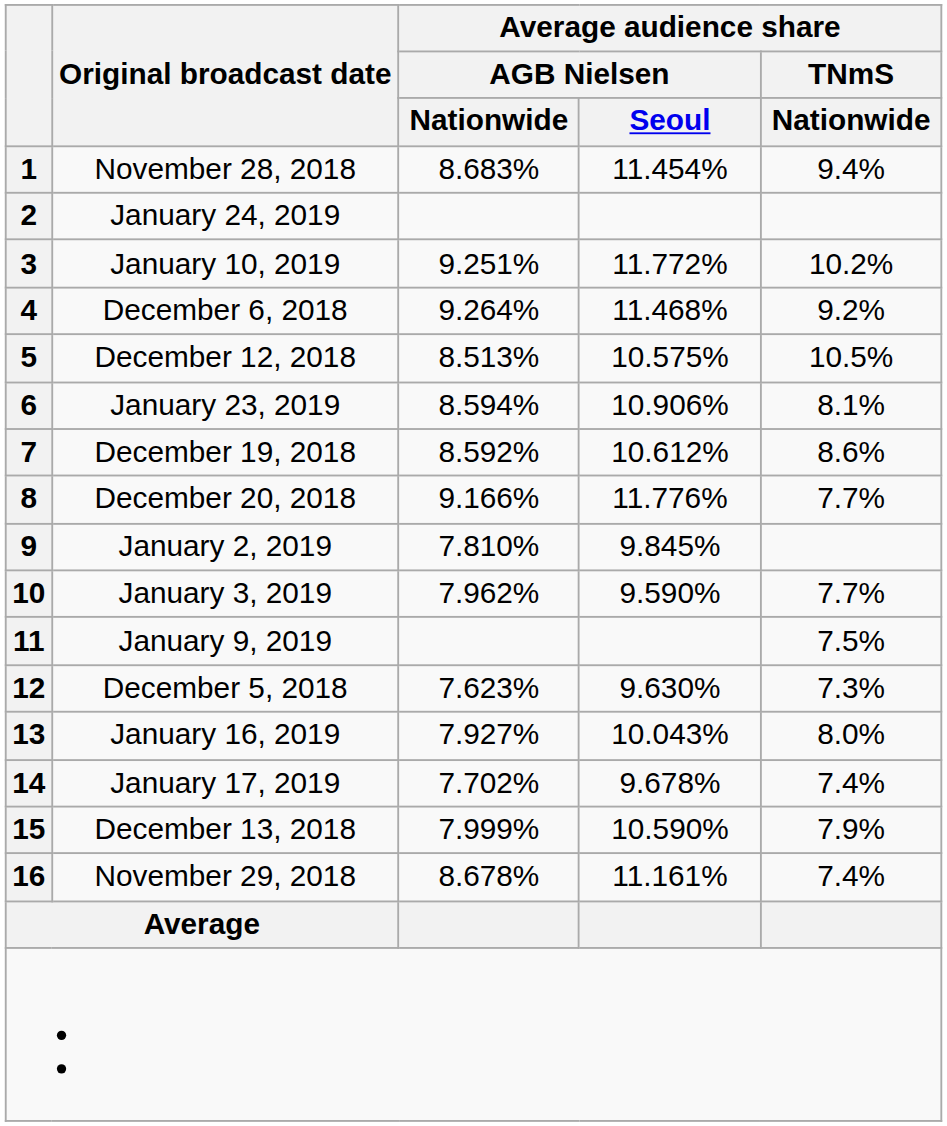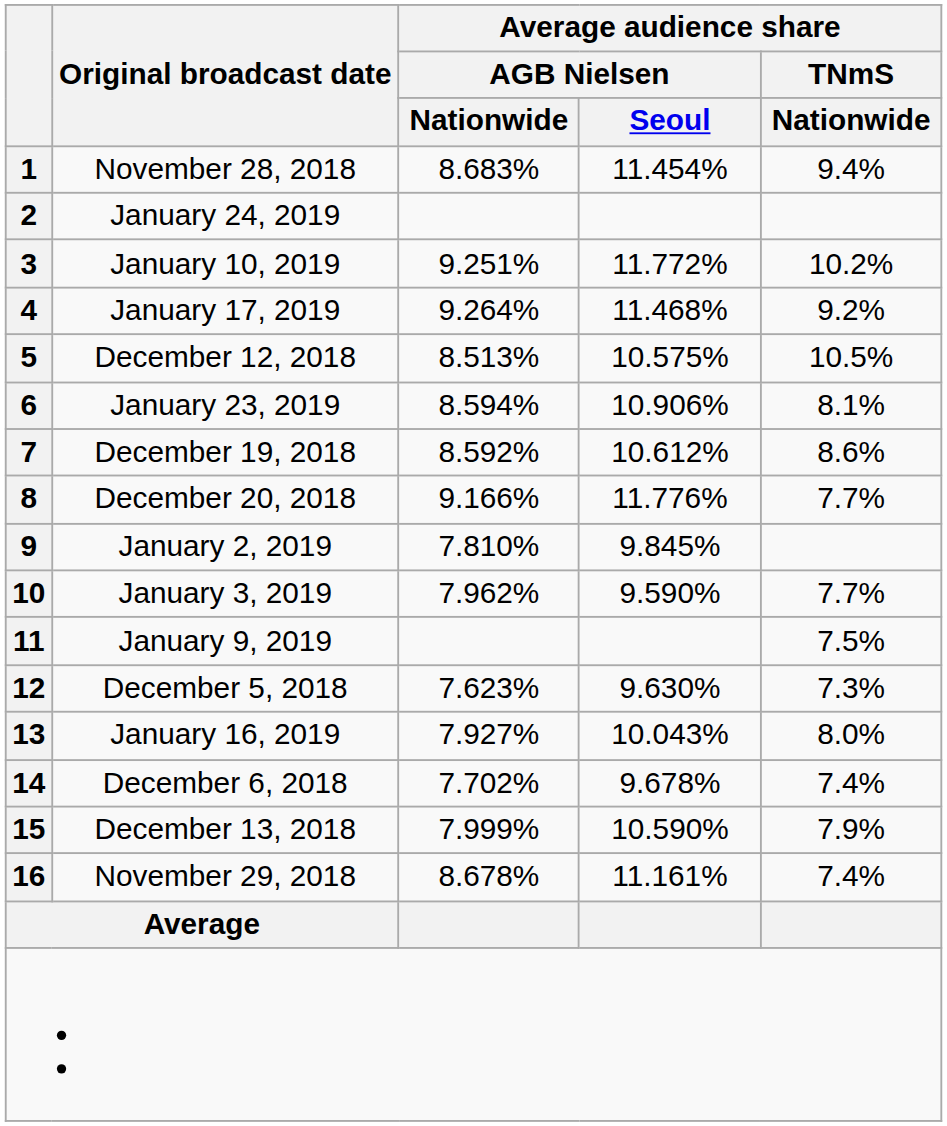(225, 310) December 6, 2018 -> (225, 310) January 17, 2019
(225, 782) January 17, 2019 -> (225, 782) December 6, 2018
